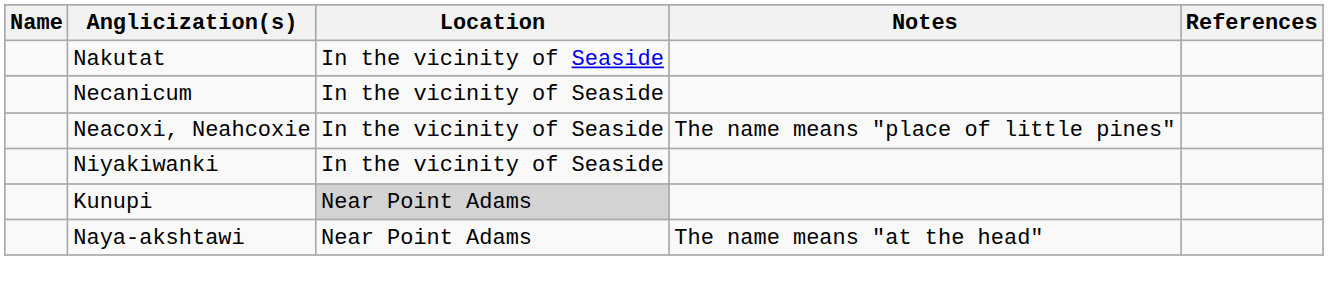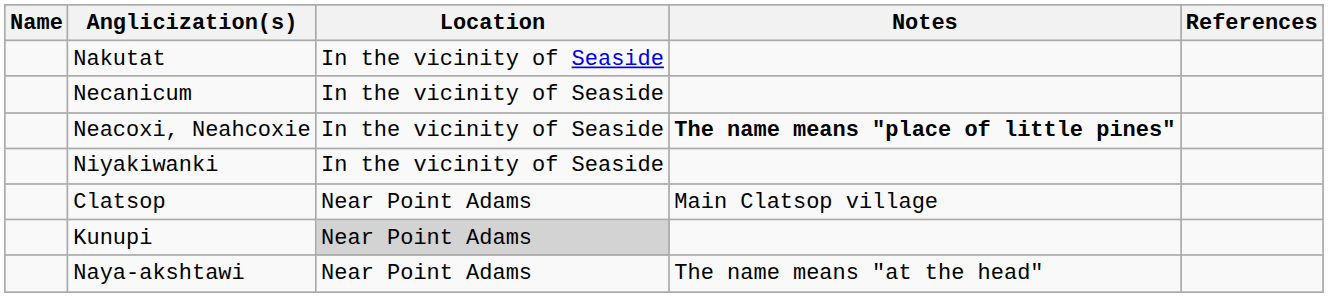(925, 130) normal -> (925, 130) bold
+ row: (119, 202)
